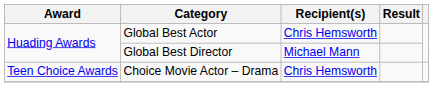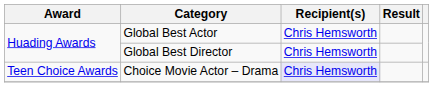(322, 52) Michael Mann -> (330, 52) Chris Hemsworth
(330, 71) no background -> (330, 71) lavender background
